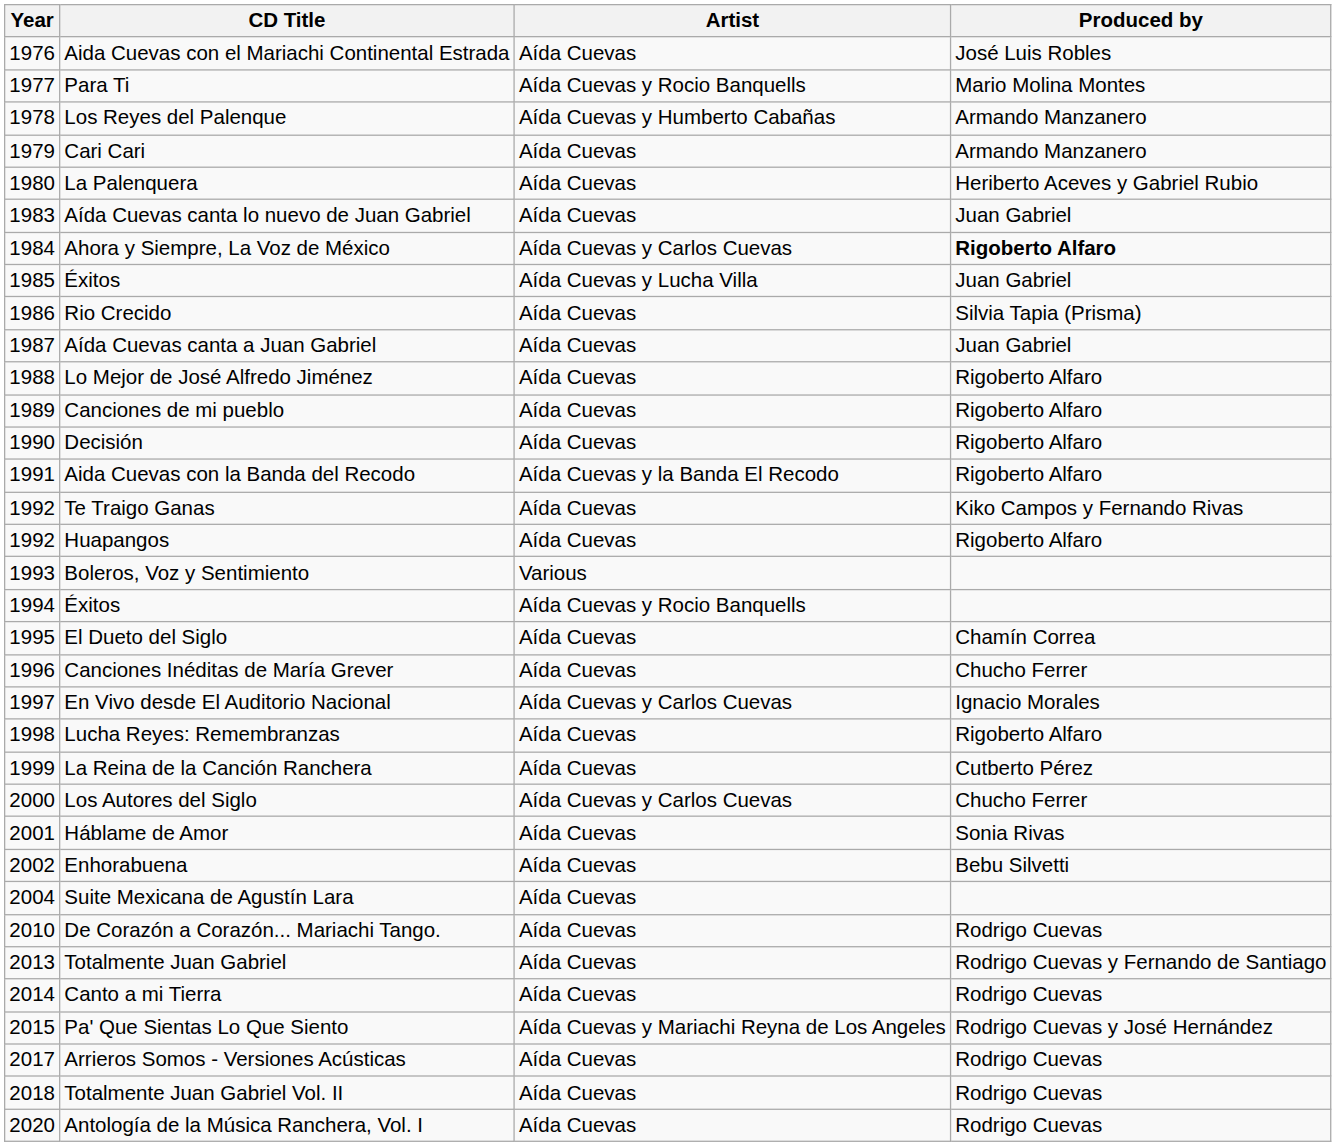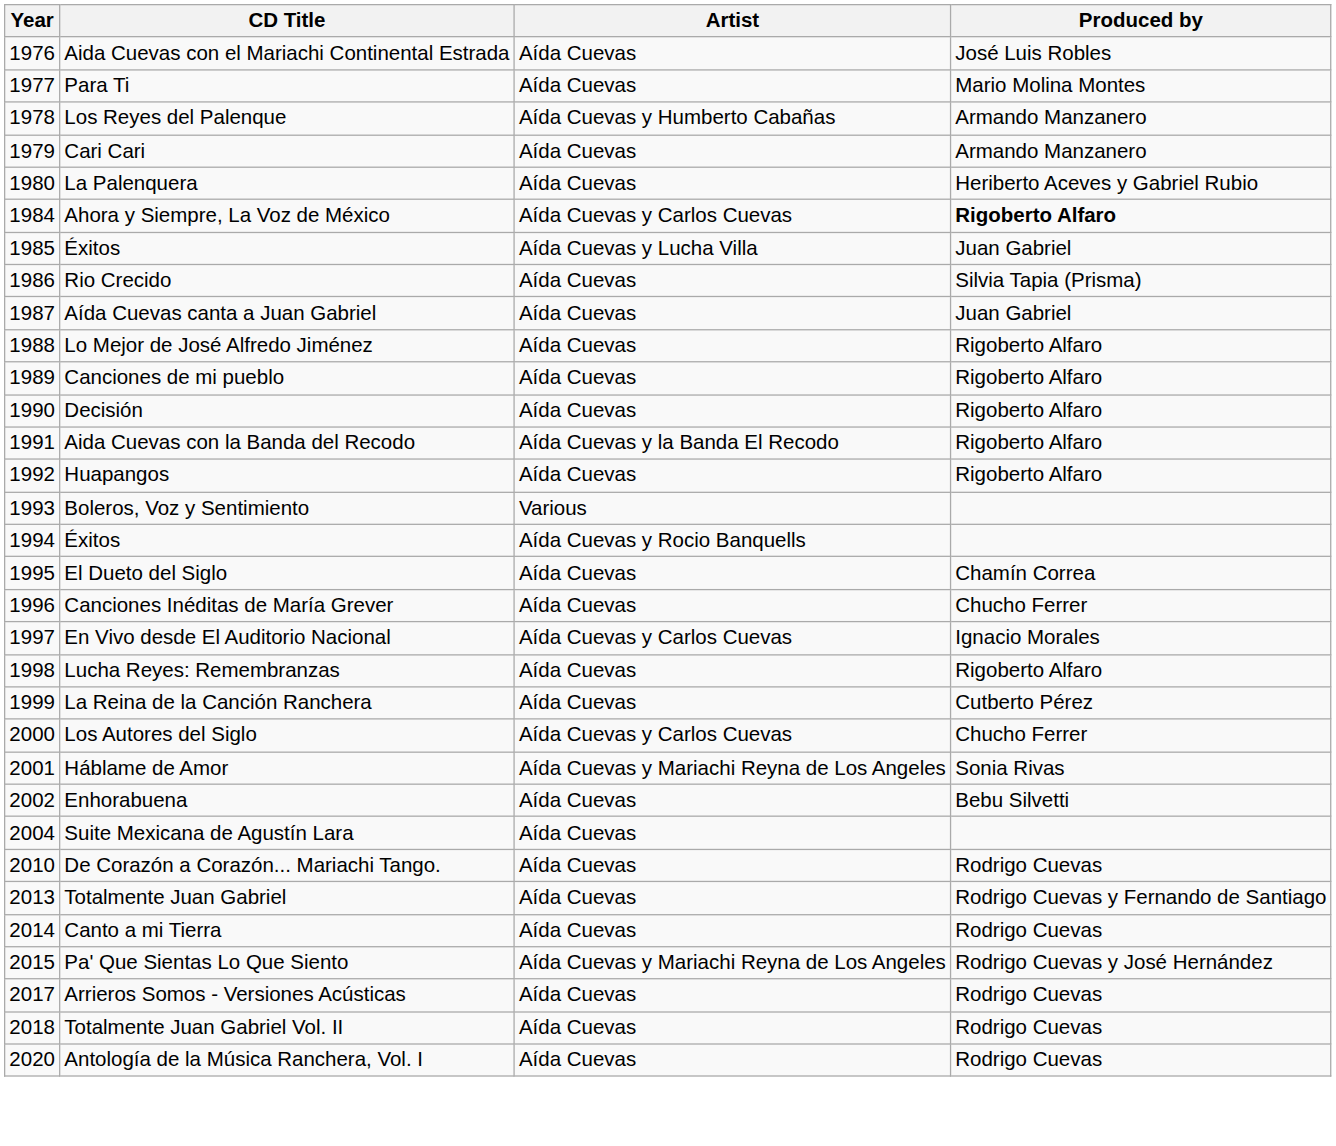(662, 85) Aída Cuevas y Rocio Banquells -> (578, 85) Aída Cuevas
- row: (32, 215)
- row: (32, 507)
(578, 832) Aída Cuevas -> (732, 767) Aída Cuevas y Mariachi Reyna de Los Angeles
